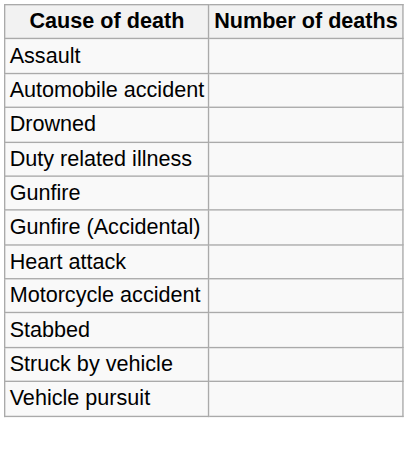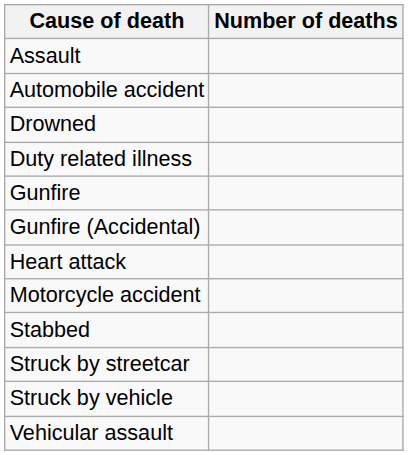+ row: (100, 364)
- row: (80, 398)
+ row: (91, 432)
